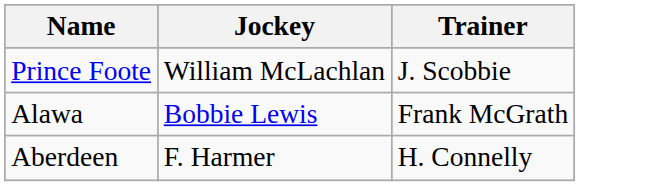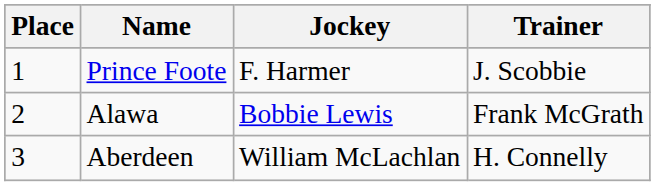+ column: (43, 26)
(274, 69) William McLachlan -> (295, 69) F. Harmer
(219, 157) F. Harmer -> (350, 157) William McLachlan
